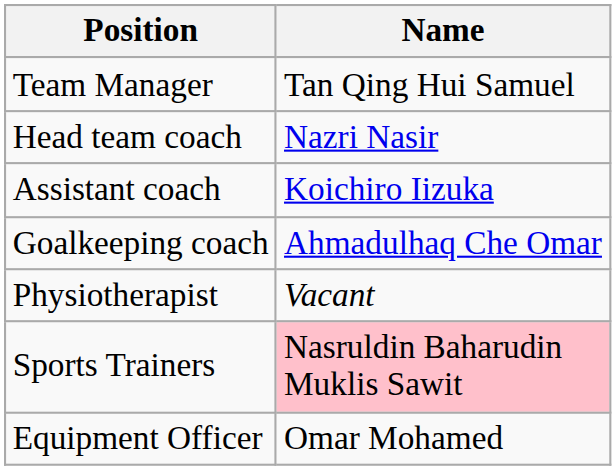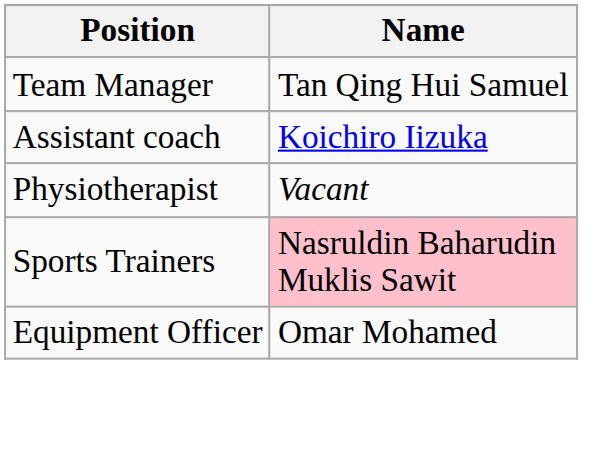- row: (127, 136)
- row: (141, 242)
